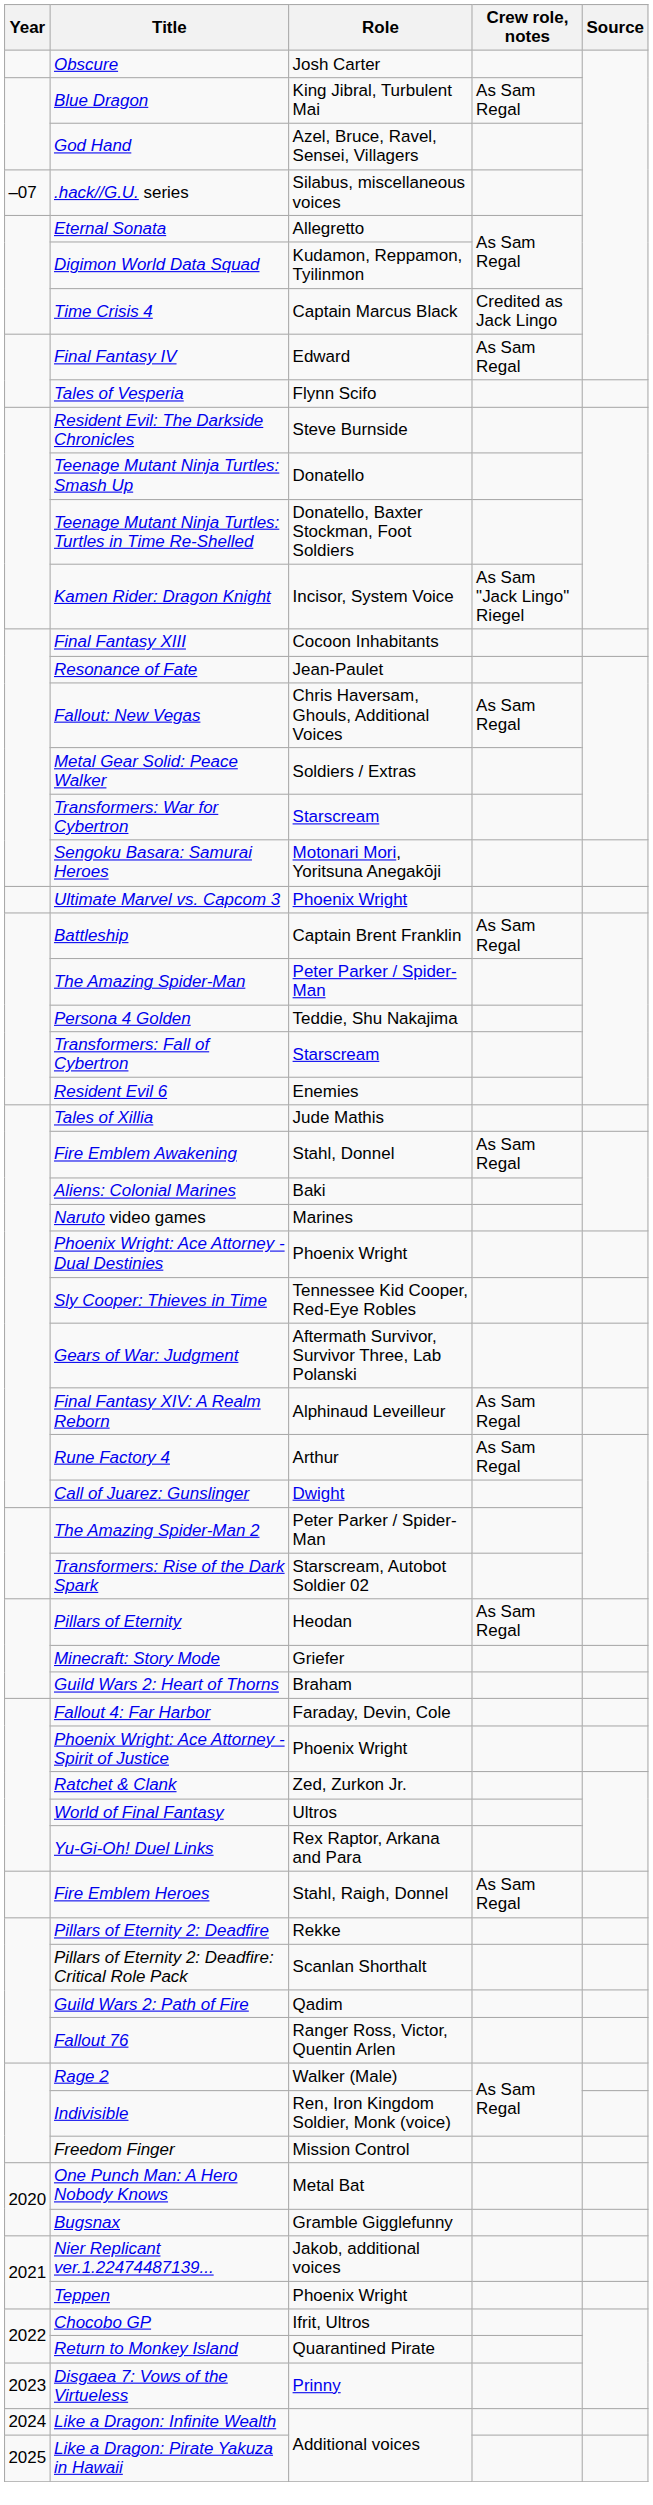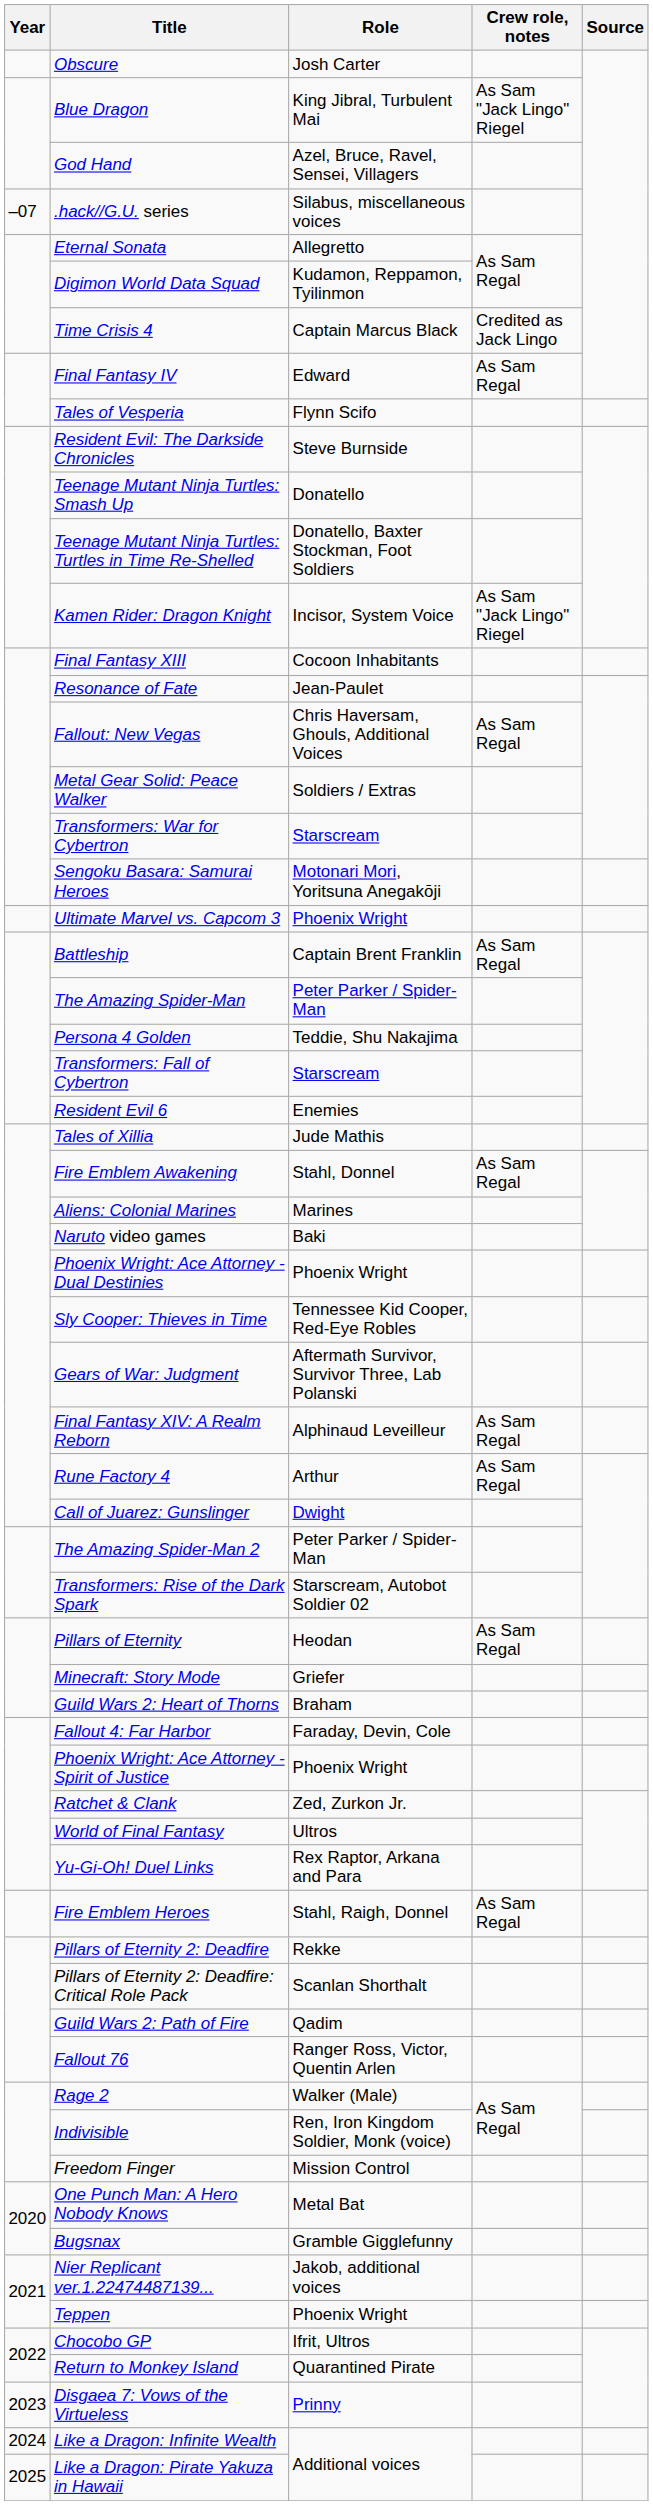(506, 100) As Sam Regal -> (523, 109) As Sam "Jack Lingo" Riegel
(309, 1190) Baki -> (323, 1209) Marines
(323, 1217) Marines -> (309, 1236) Baki
